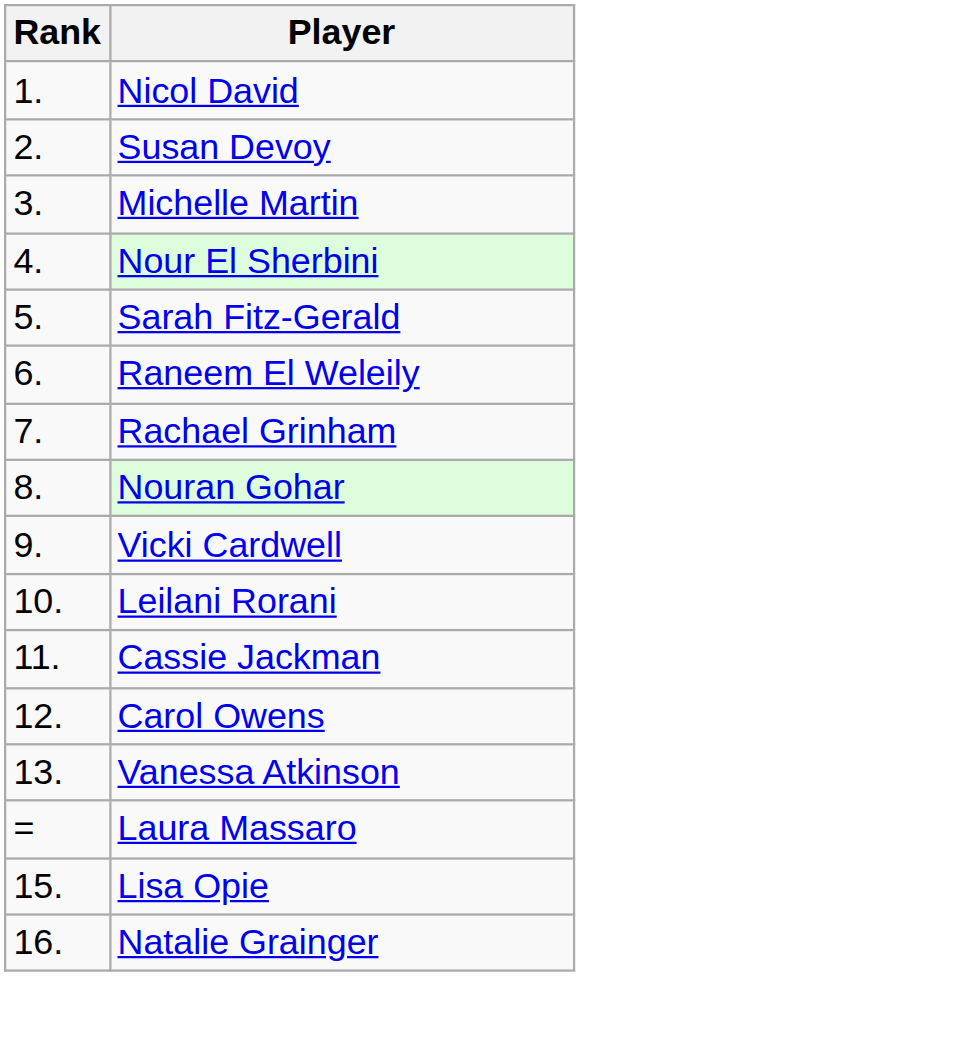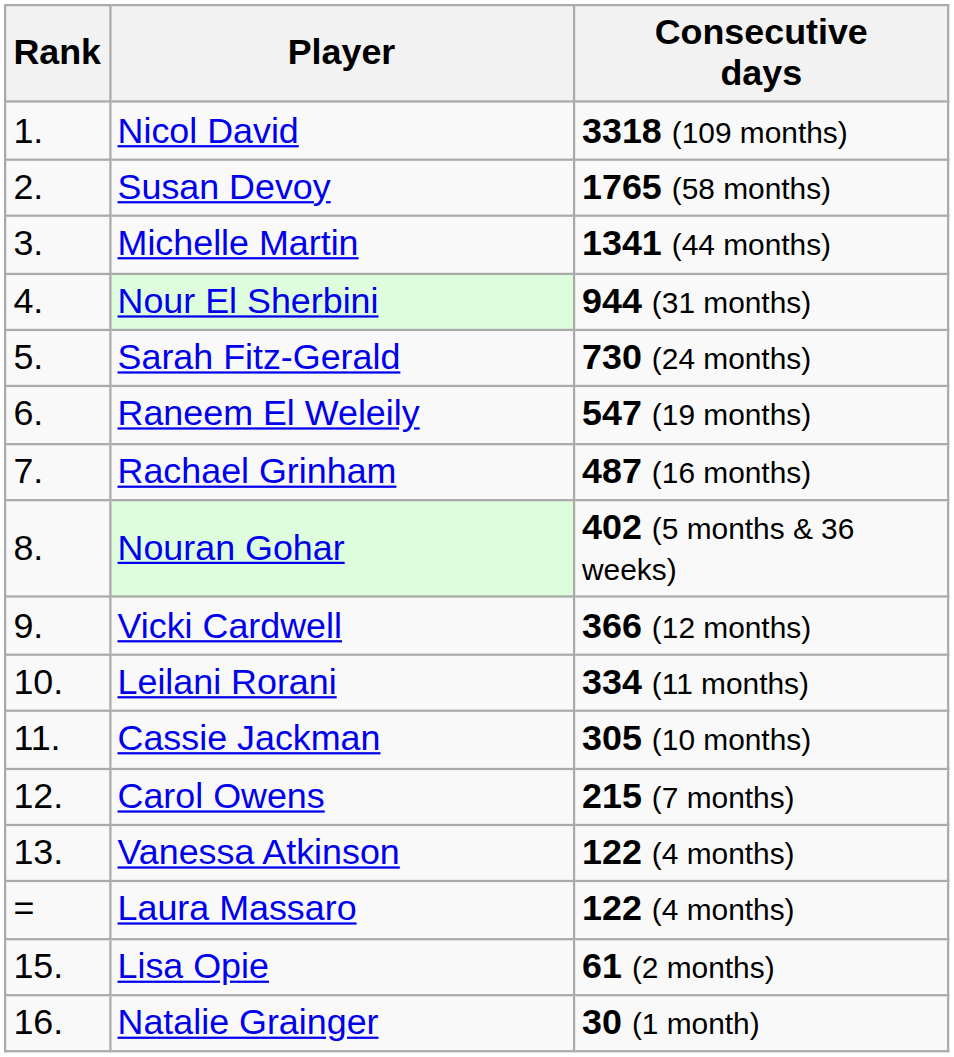+ column: (761, 53)
